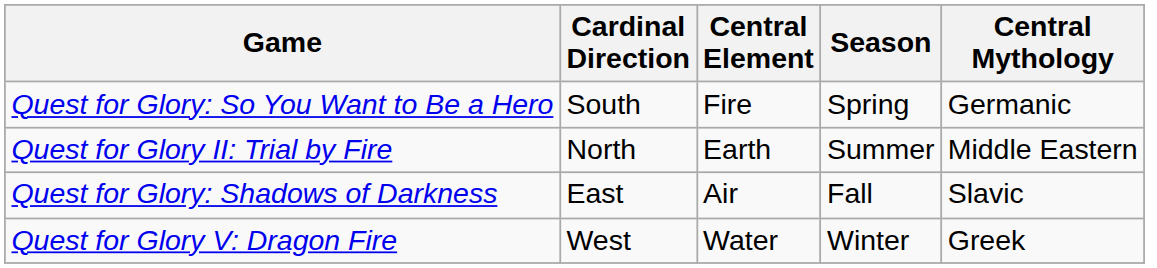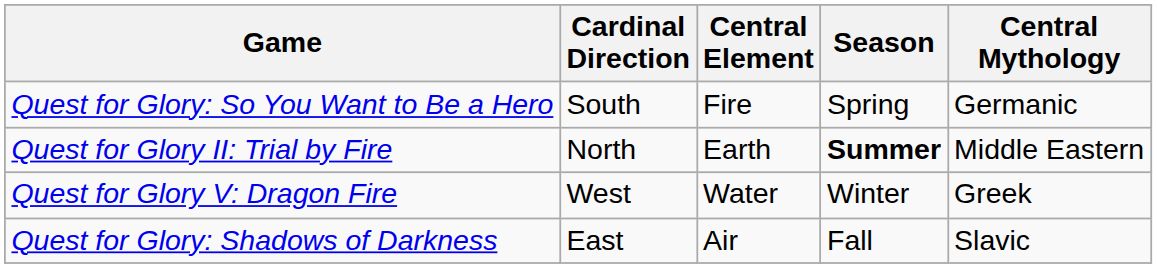(881, 149) normal -> (884, 149) bold
rows swapped: (254, 194) <-> (204, 239)
